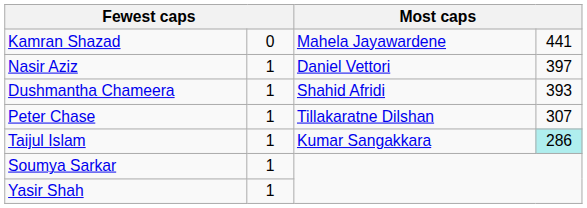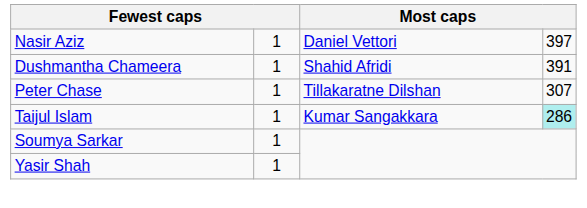- row: (64, 41)
(559, 91) 393 -> (559, 66) 391
